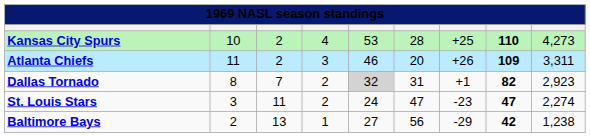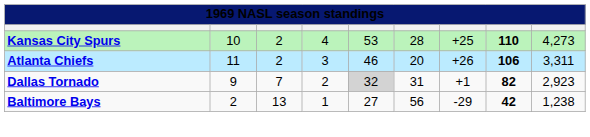(509, 61) 109 -> (509, 61) 106
(233, 81) 8 -> (233, 81) 9
- row: (52, 101)
